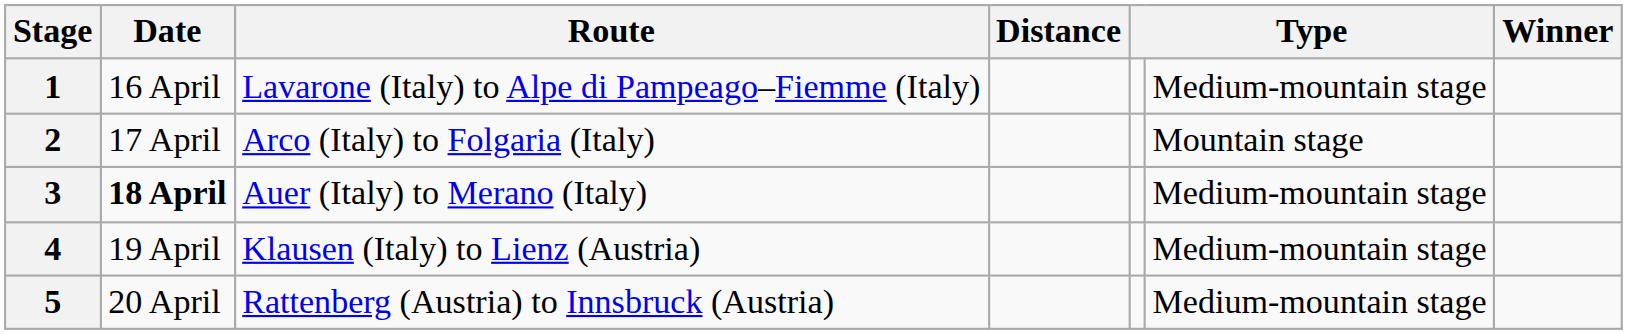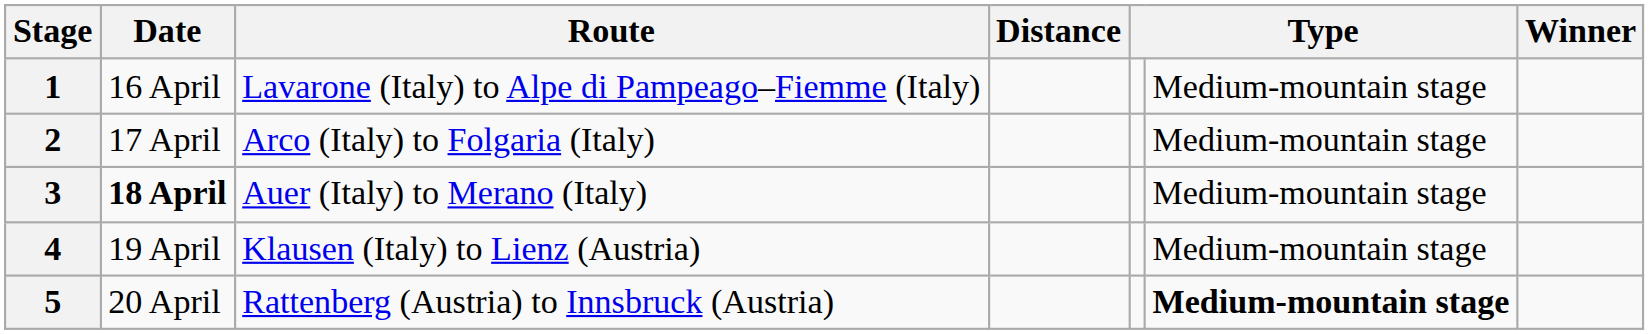(1258, 139) Mountain stage -> (1320, 139) Medium-mountain stage
(1320, 301) normal -> (1331, 301) bold
